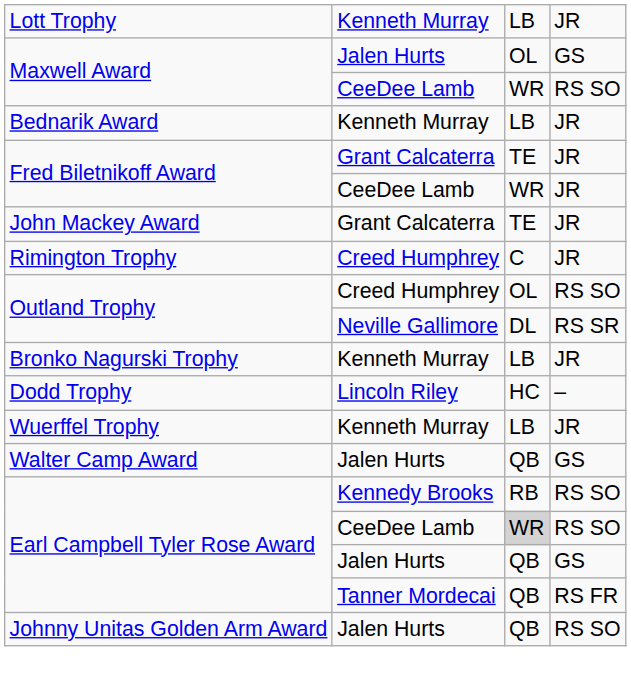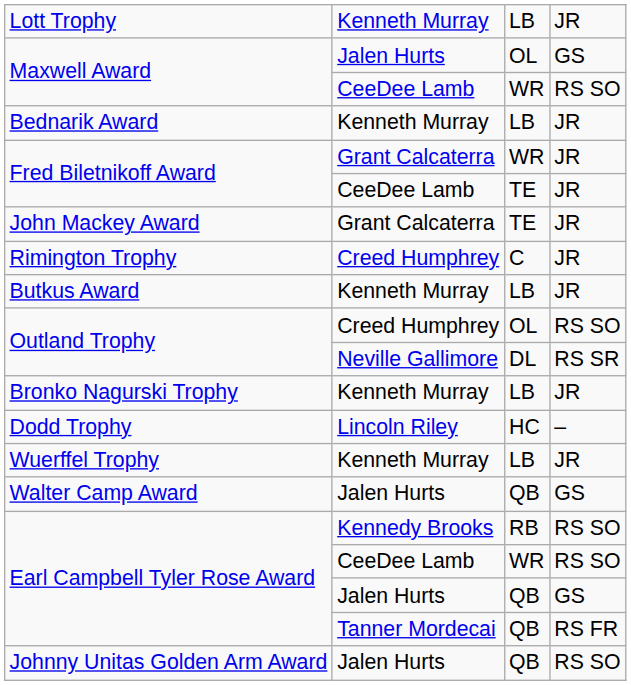(523, 156) TE -> (527, 156) WR
(527, 190) WR -> (523, 190) TE
+ row: (74, 291)
(527, 527) lightgrey background -> (527, 561) no background
